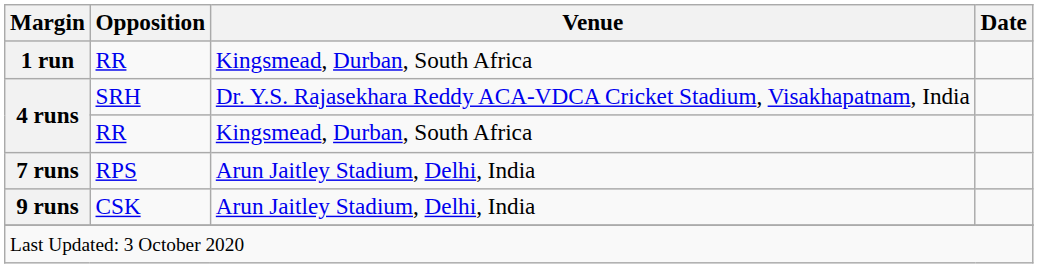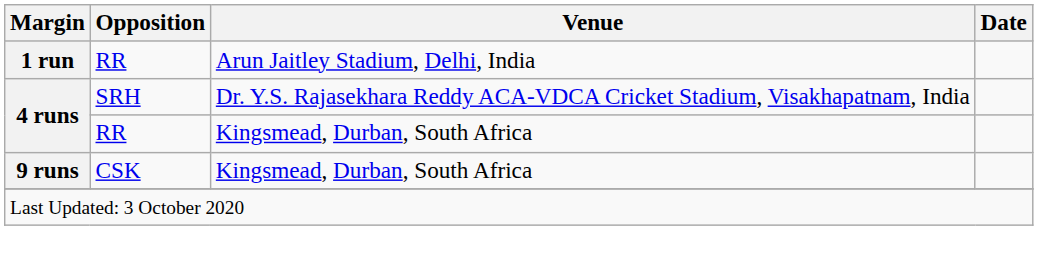(374, 59) Kingsmead, Durban, South Africa -> (376, 59) Arun Jaitley Stadium, Delhi, India
- row: (47, 170)
(376, 206) Arun Jaitley Stadium, Delhi, India -> (374, 170) Kingsmead, Durban, South Africa
